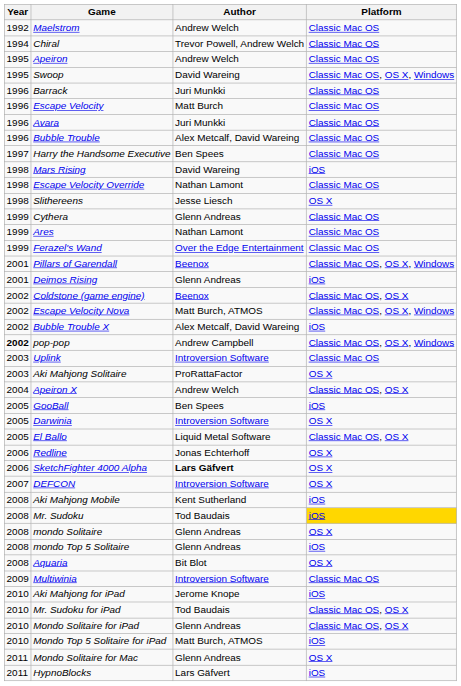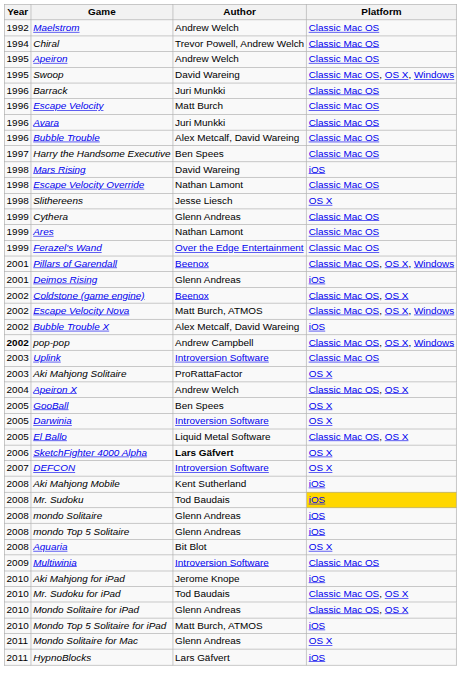(317, 405) iOS -> (321, 405) OS X
- row: (50, 452)
(321, 531) OS X -> (317, 515) iOS
